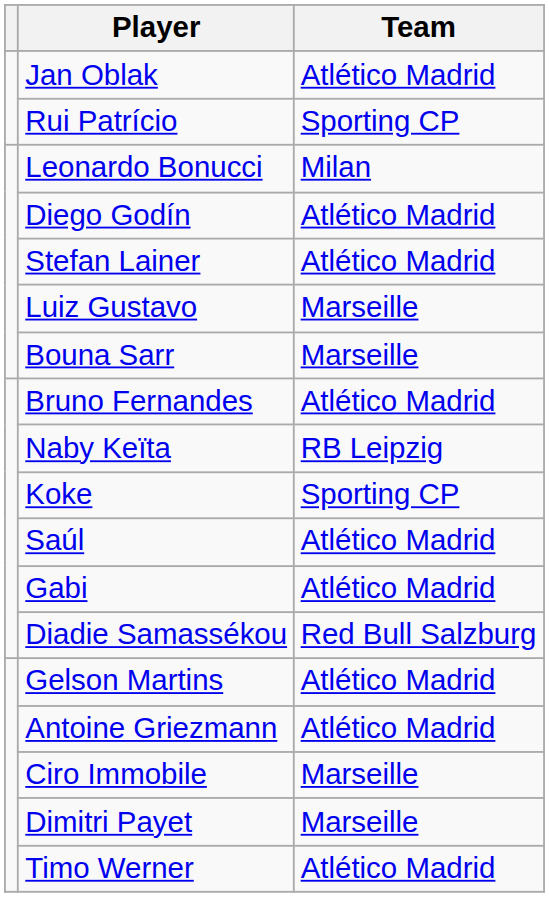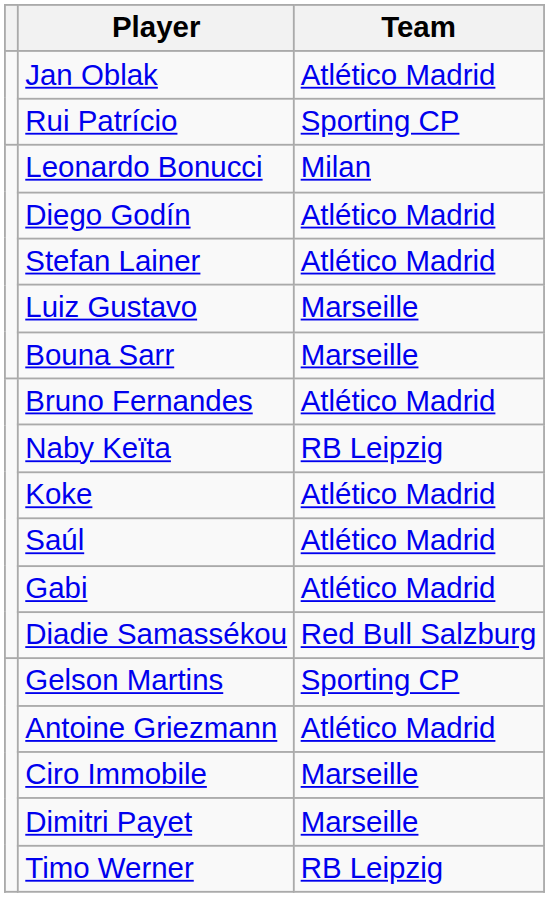(380, 494) Sporting CP -> (398, 494) Atlético Madrid
(398, 681) Atlético Madrid -> (380, 681) Sporting CP
(398, 868) Atlético Madrid -> (372, 868) RB Leipzig
